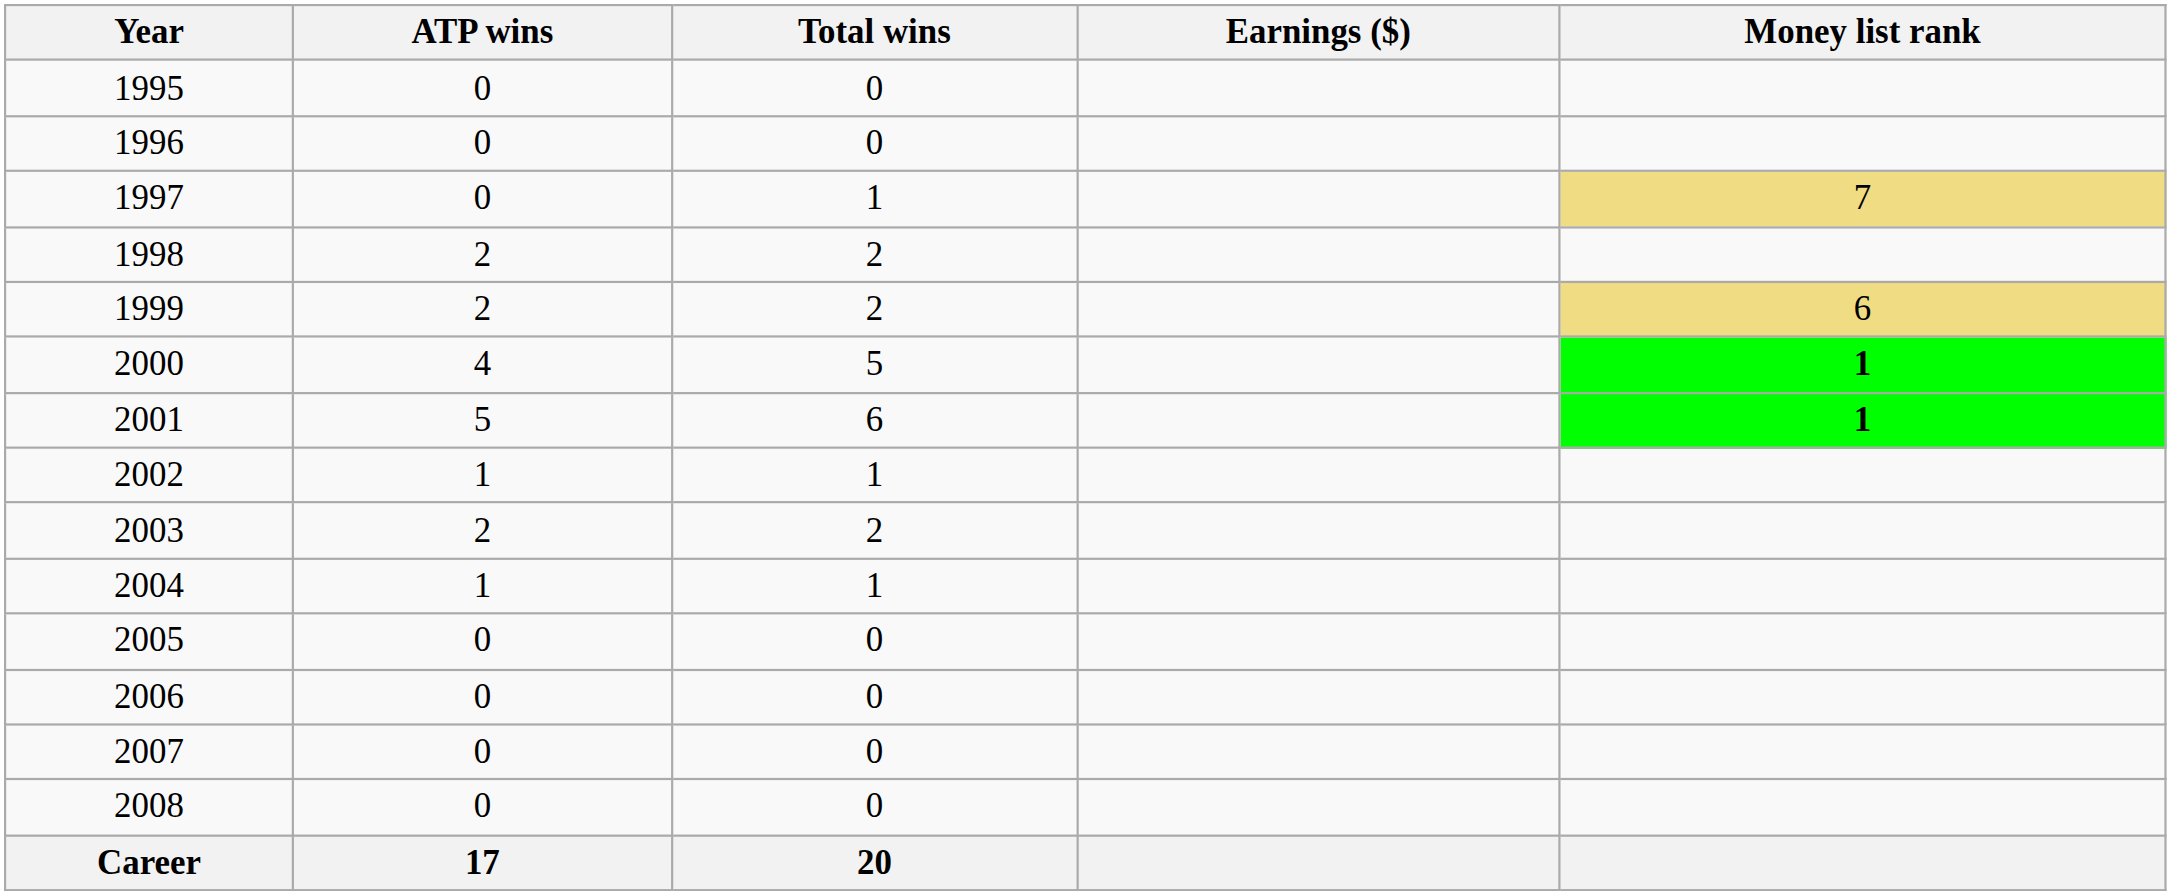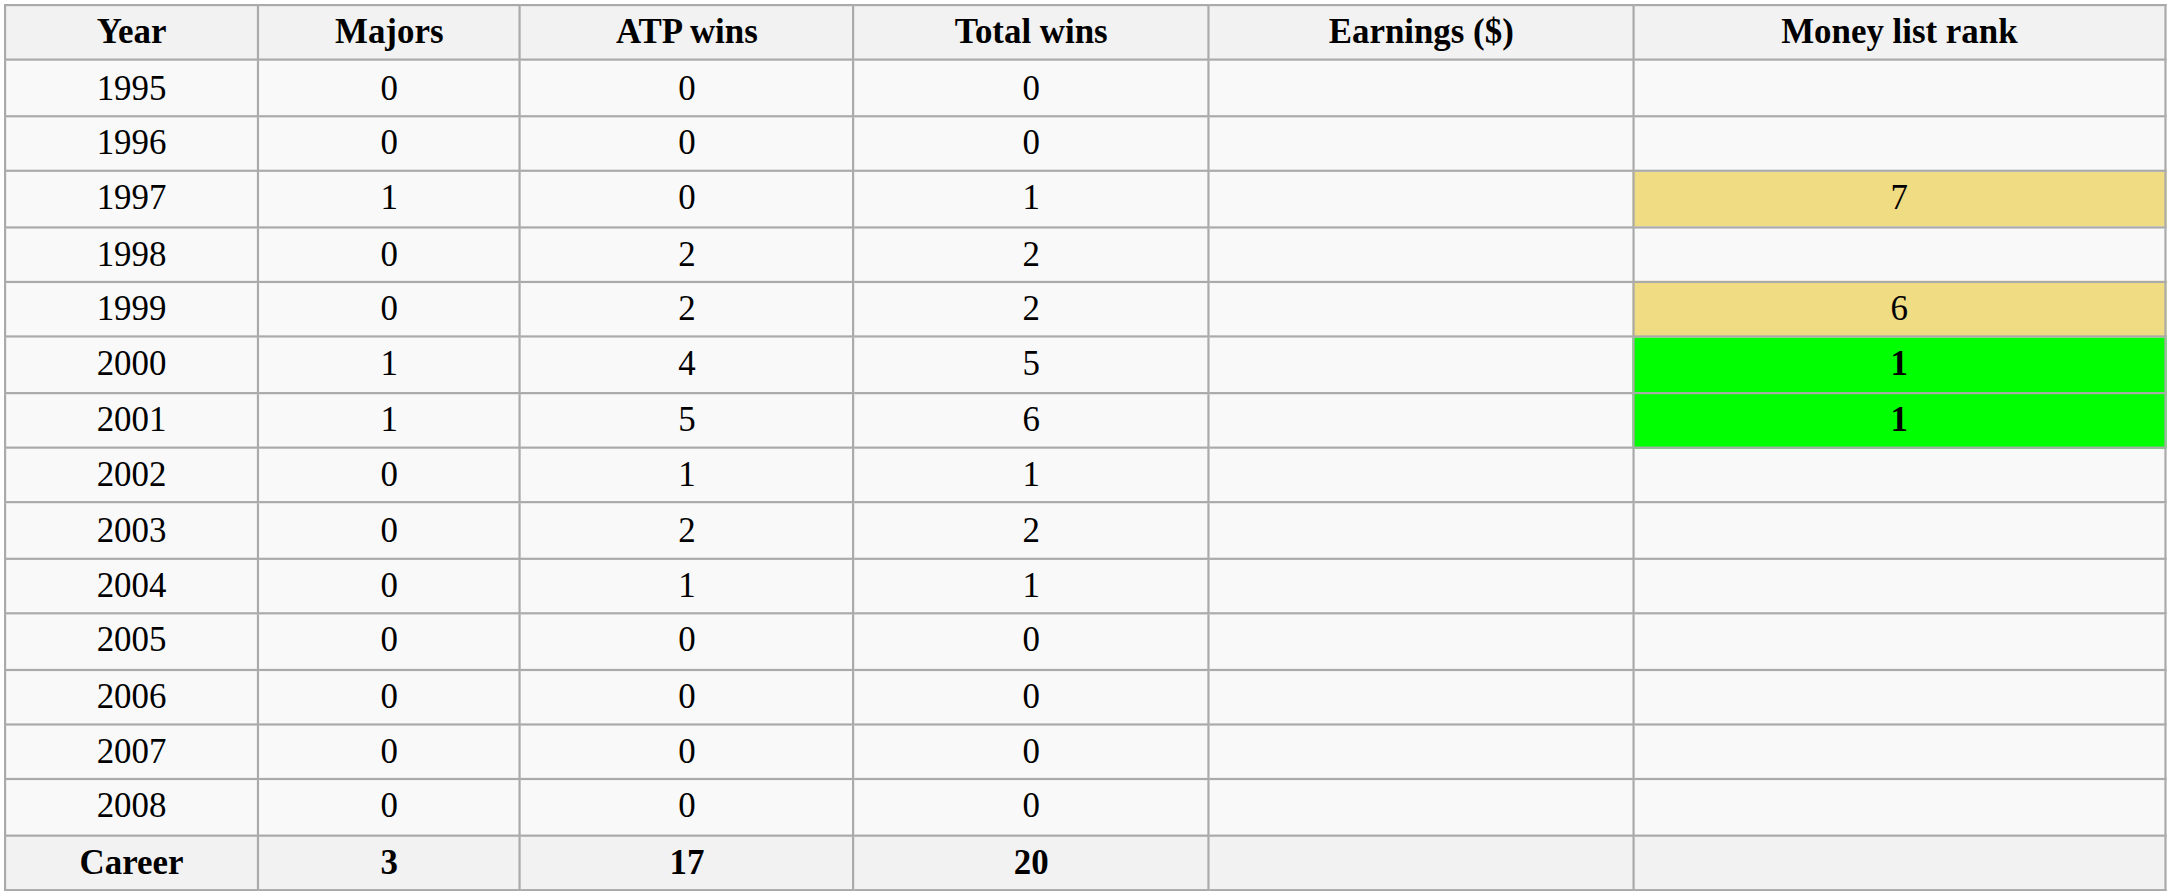+ column: (389, 32)
